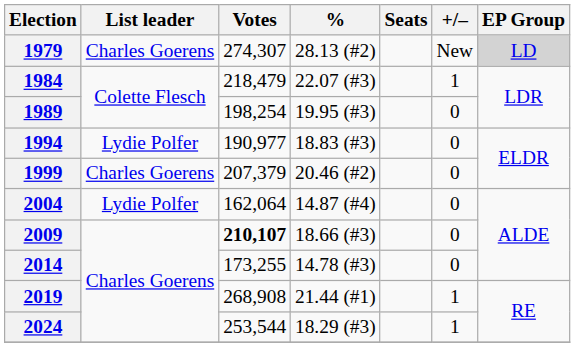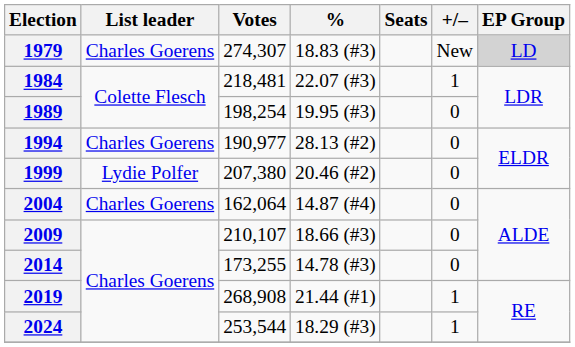(335, 50) 28.13 (#2) -> (335, 50) 18.83 (#3)
(255, 81) 218,479 -> (255, 81) 218,481
(150, 142) Lydie Polfer -> (150, 142) Charles Goerens
(335, 142) 18.83 (#3) -> (335, 142) 28.13 (#2)
(150, 173) Charles Goerens -> (150, 173) Lydie Polfer
(255, 173) 207,379 -> (255, 173) 207,380
(150, 204) Lydie Polfer -> (150, 204) Charles Goerens
(255, 234) bold -> (255, 234) normal
